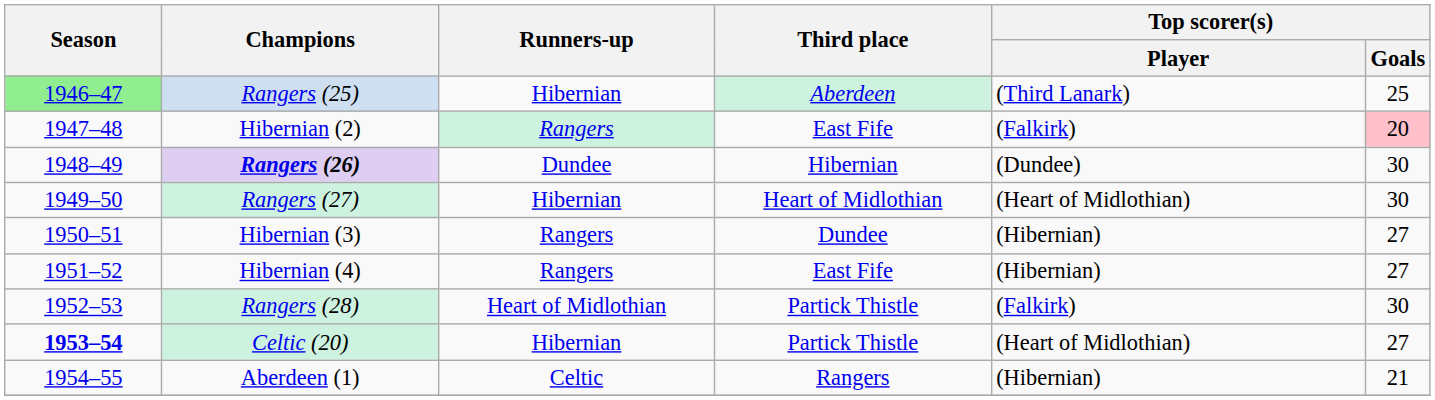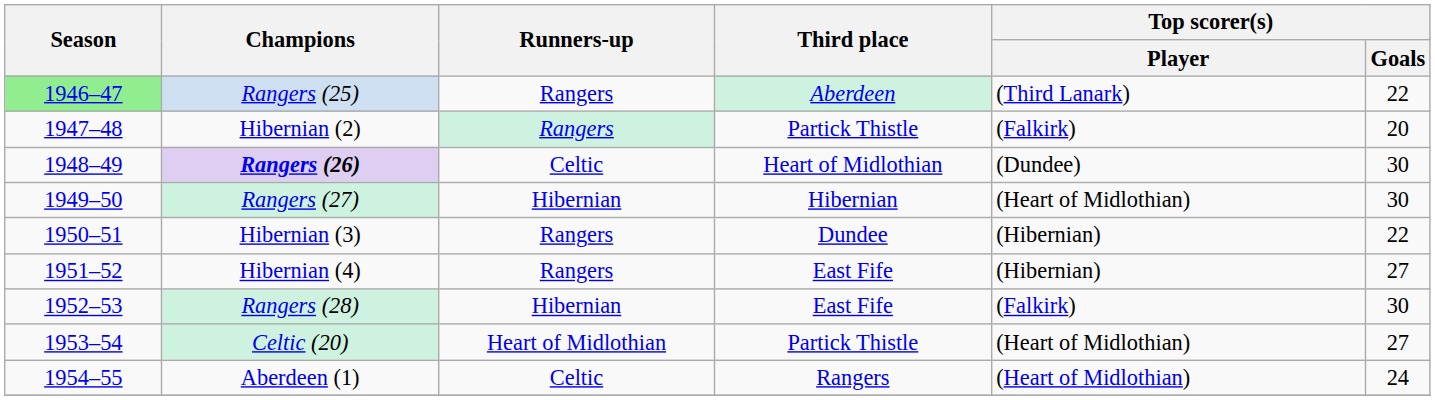(577, 93) Hibernian -> (577, 93) Rangers
(1398, 93) 25 -> (1398, 93) 22
(853, 128) East Fife -> (853, 128) Partick Thistle
(1398, 128) pink background -> (1398, 128) no background
(577, 164) Dundee -> (577, 164) Celtic
(853, 164) Hibernian -> (853, 164) Heart of Midlothian
(853, 199) Heart of Midlothian -> (853, 199) Hibernian
(1398, 235) 27 -> (1398, 235) 22
(577, 306) Heart of Midlothian -> (577, 306) Hibernian
(853, 306) Partick Thistle -> (853, 306) East Fife
(83, 341) bold -> (83, 341) normal
(577, 341) Hibernian -> (577, 341) Heart of Midlothian
(1048, 377) (Hibernian) -> (1093, 377) (Heart of Midlothian)
(1398, 377) 21 -> (1398, 377) 24
